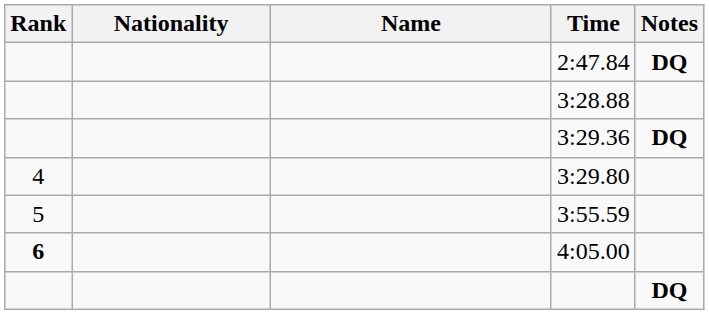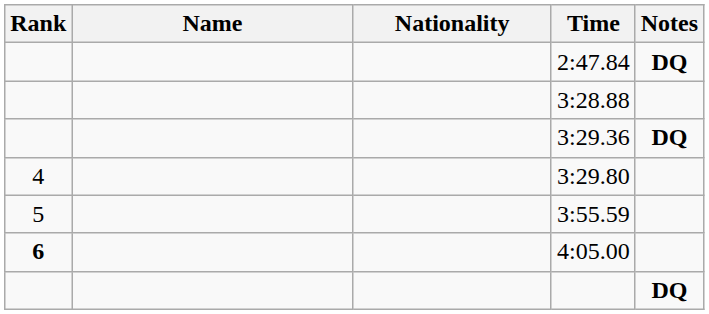columns swapped: (411, 23) <-> (171, 23)
